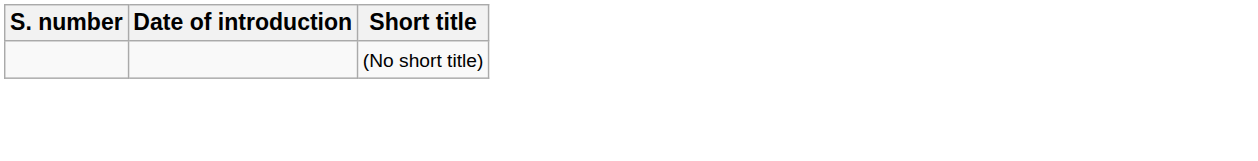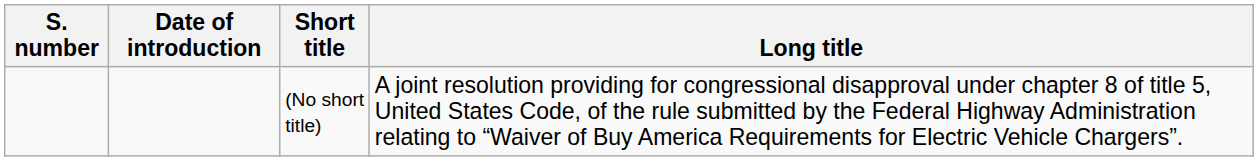+ column: (811, 48)
